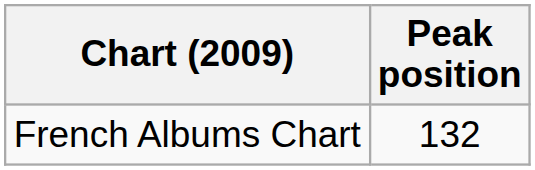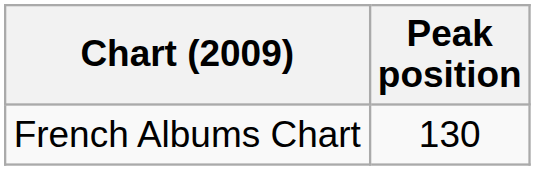(450, 134) 132 -> (450, 134) 130
